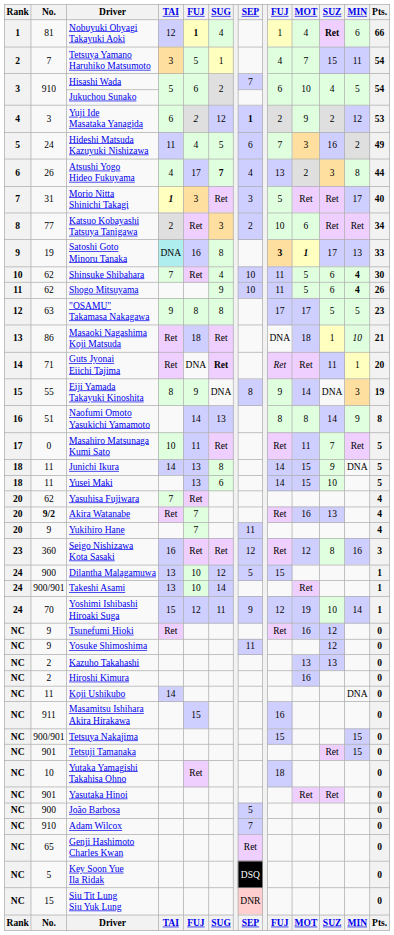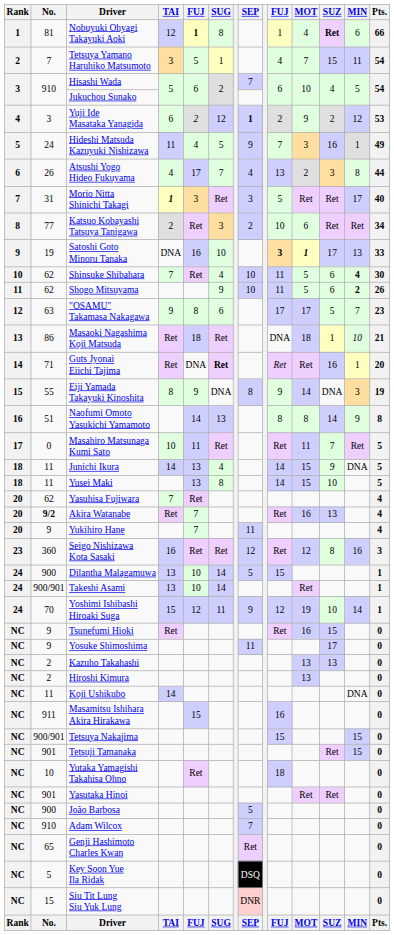(221, 33) 4 -> (221, 33) 8
(250, 145) 6 -> (250, 145) 9
(357, 145) 2 -> (357, 145) 1
(221, 172) bold -> (221, 172) normal
(171, 253) paleturquoise background -> (171, 253) no background
(221, 253) 8 -> (221, 253) 10
(357, 290) 4 -> (357, 290) 2
(221, 311) 8 -> (221, 311) 6
(357, 311) 5 -> (357, 311) 7
(332, 365) 11 -> (332, 365) 16
(221, 467) 8 -> (221, 467) 4
(221, 482) 6 -> (221, 482) 8
(221, 572) 12 -> (221, 572) 14
(332, 630) 12 -> (332, 630) 15
(332, 646) 12 -> (332, 646) 17
(306, 678) 16 -> (306, 678) 13
